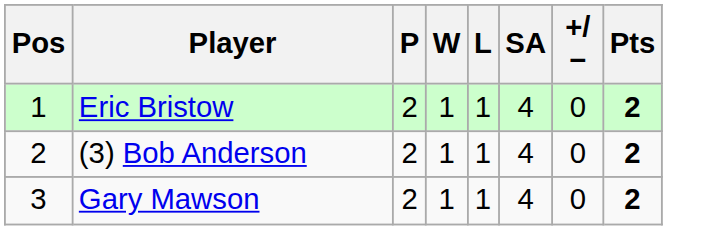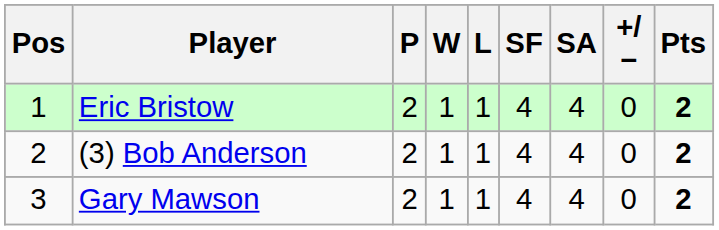+ column: (524, 44)
